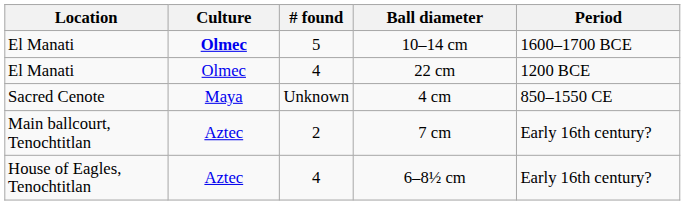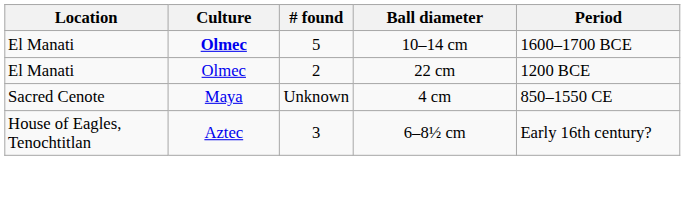(316, 70) 4 -> (316, 70) 2
- row: (435, 132)
(316, 177) 4 -> (316, 132) 3
